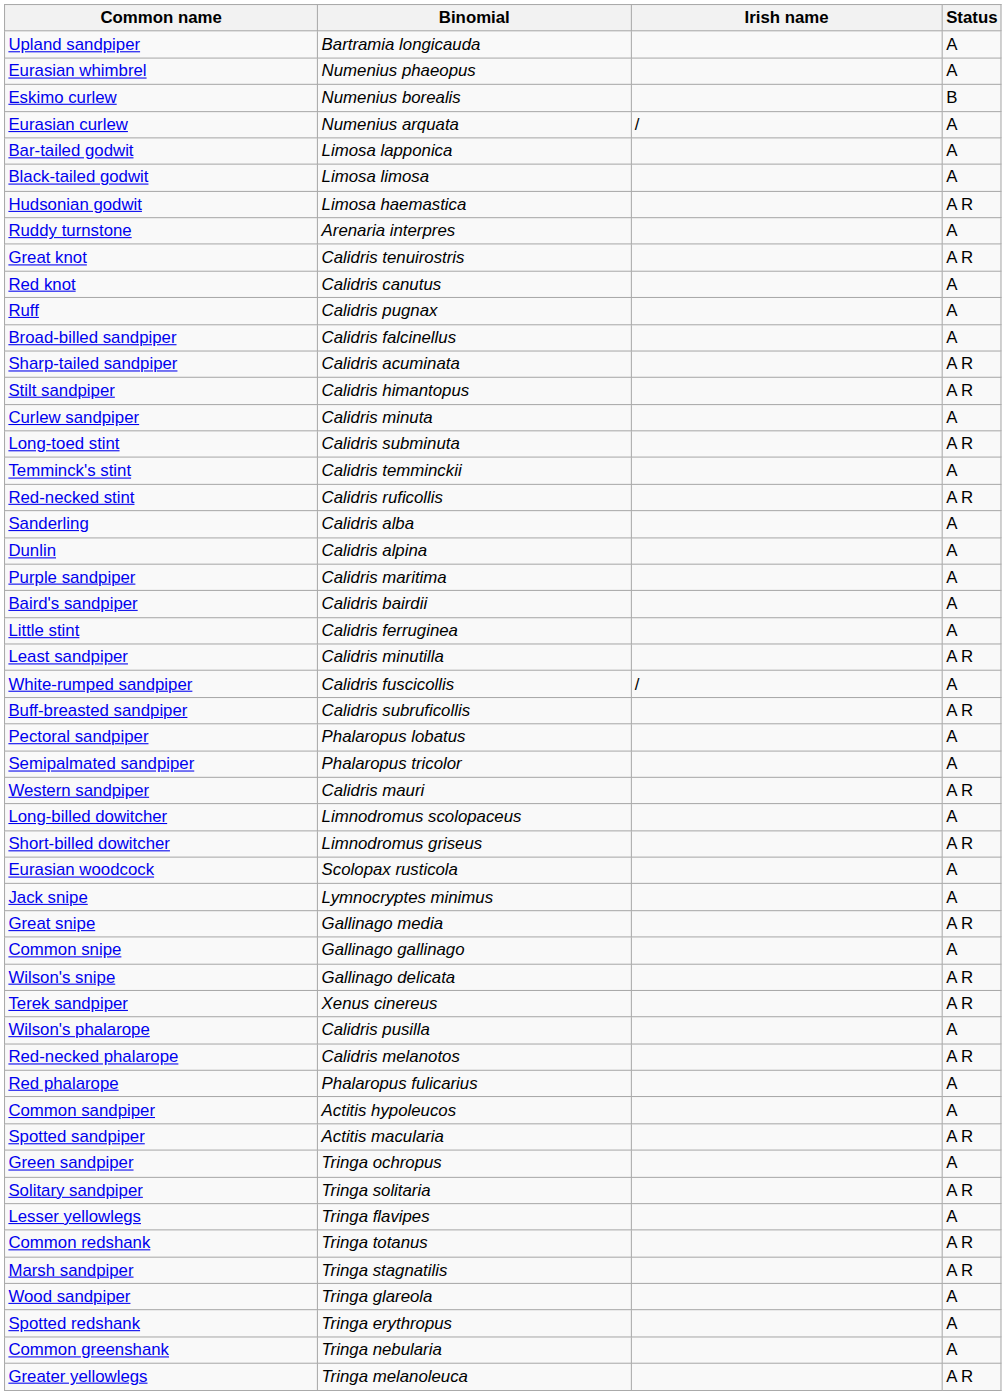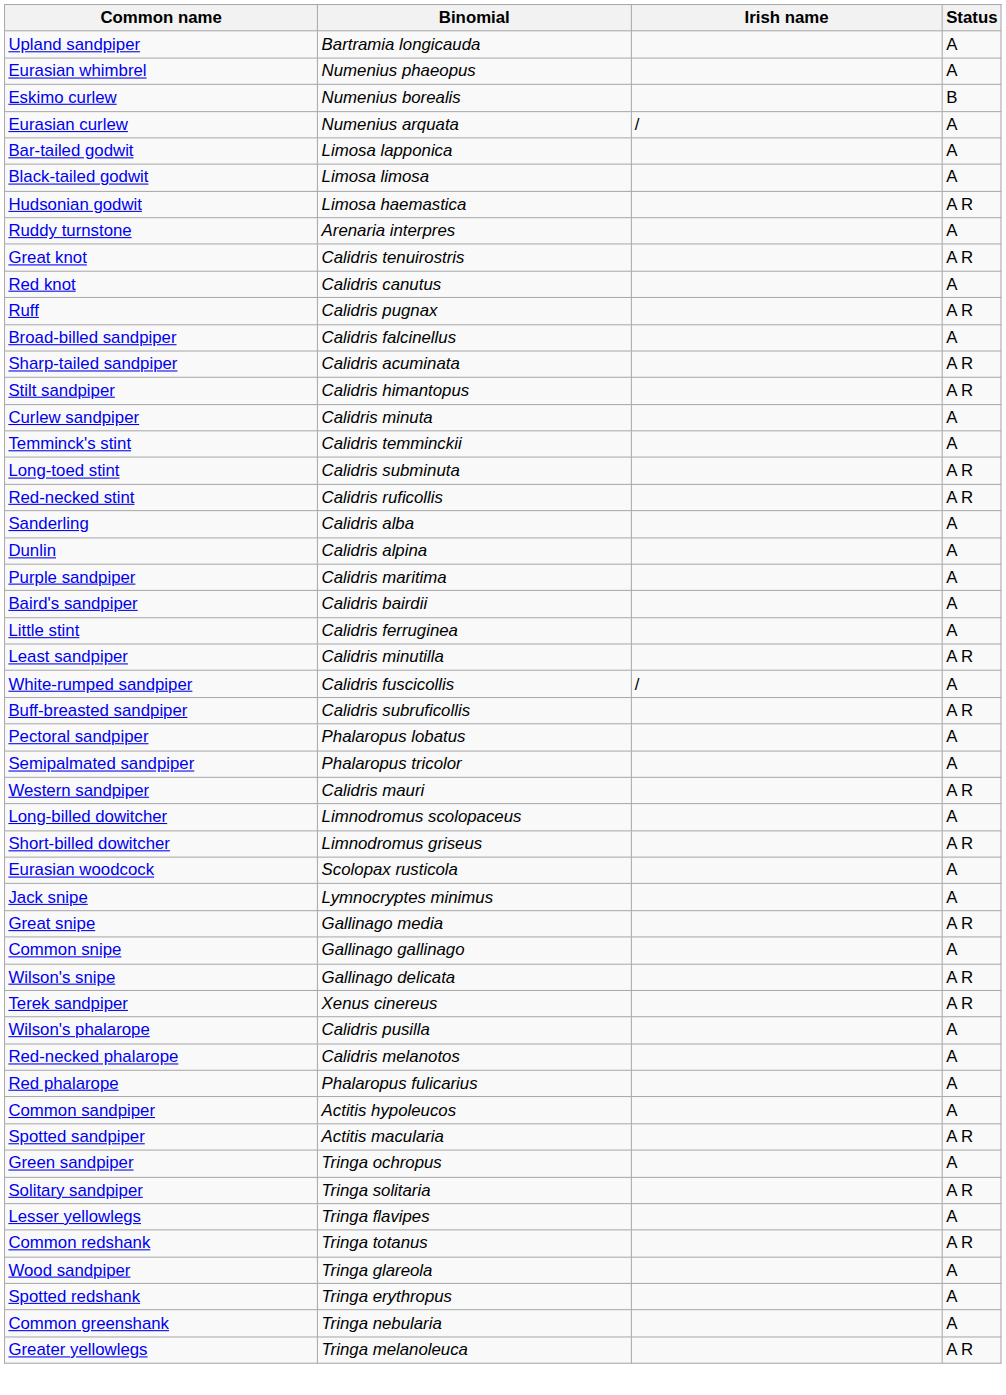(952, 310) A -> (960, 310) A R
rows swapped: (70, 470) <-> (64, 444)
(960, 1056) A R -> (952, 1056) A
- row: (71, 1270)
